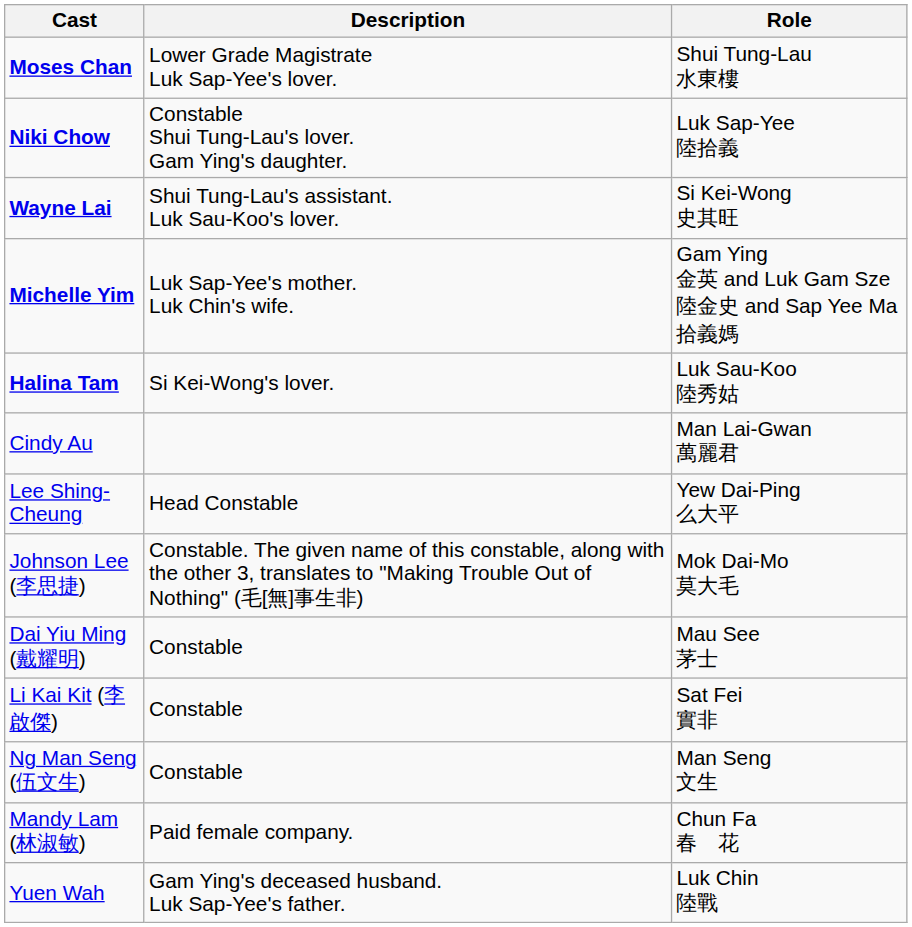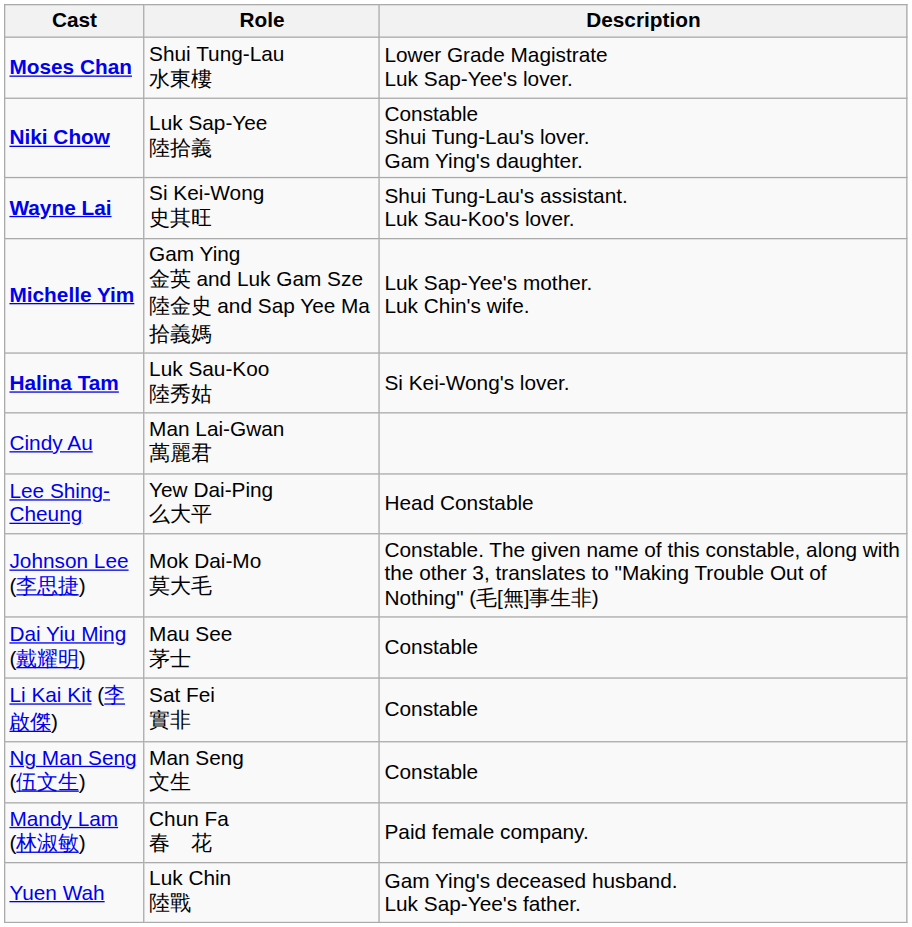columns swapped: (789, 20) <-> (408, 20)
